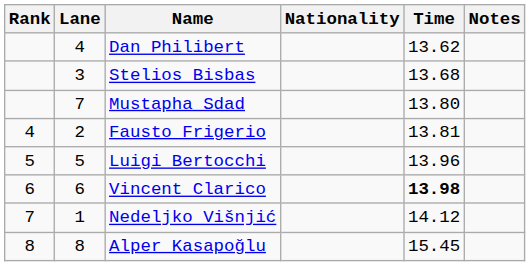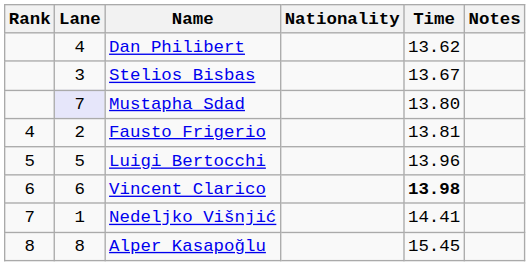(434, 76) 13.68 -> (434, 76) 13.67
(80, 104) no background -> (80, 104) lavender background
(434, 218) 14.12 -> (434, 218) 14.41
